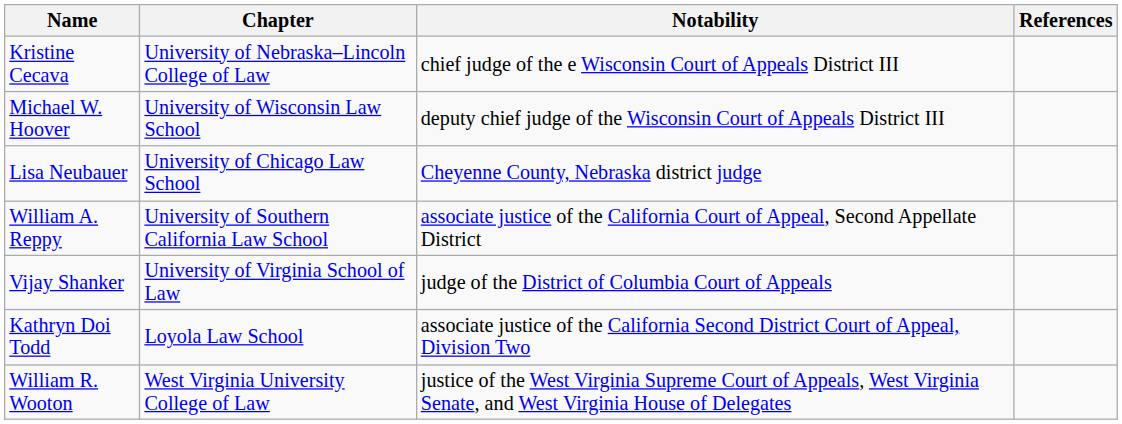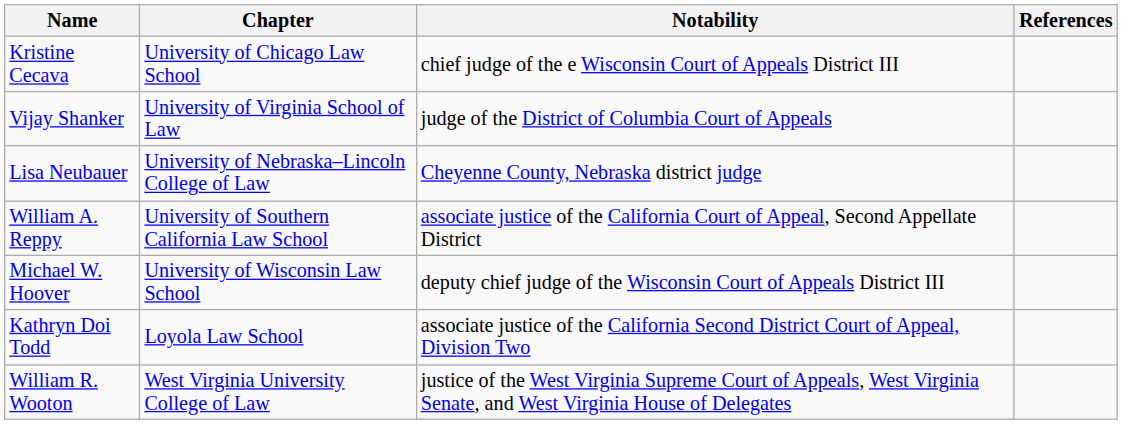(275, 63) University of Nebraska–Lincoln College of Law -> (254, 63) University of Chicago Law School
rows swapped: (56, 118) <-> (67, 282)
(254, 173) University of Chicago Law School -> (275, 173) University of Nebraska–Lincoln College of Law
